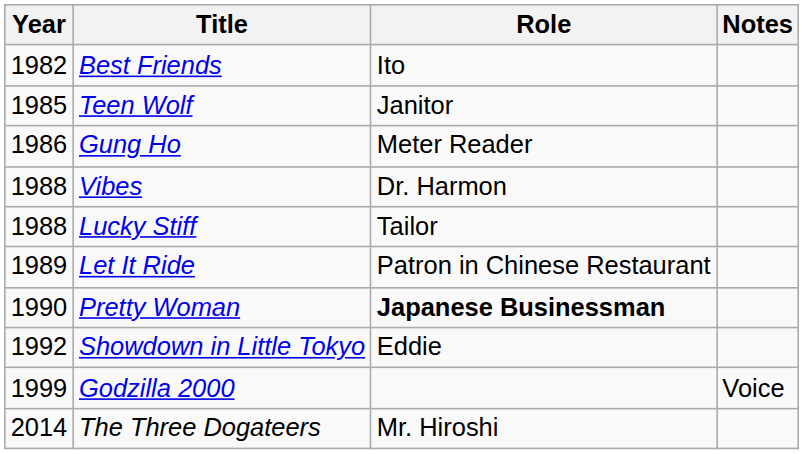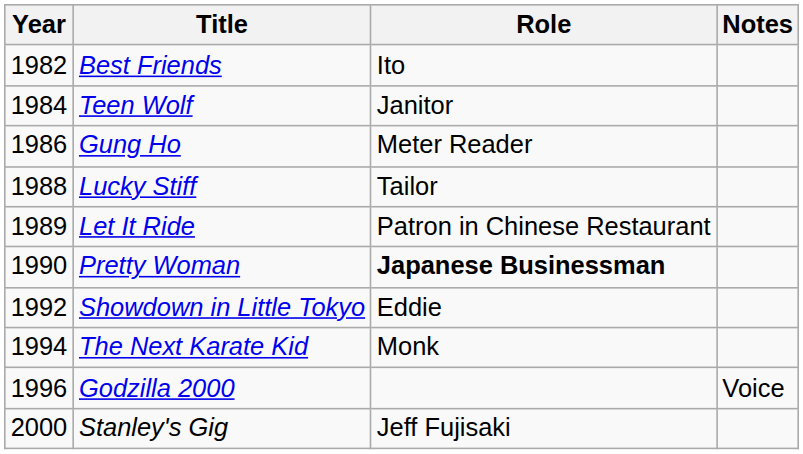(39, 105) 1985 -> (39, 105) 1984
- row: (111, 186)
+ row: (194, 347)
(39, 387) 1999 -> (39, 387) 1996
+ row: (154, 428)
- row: (200, 428)
